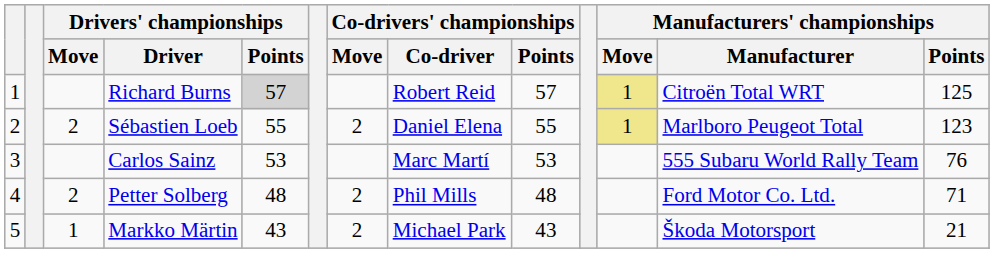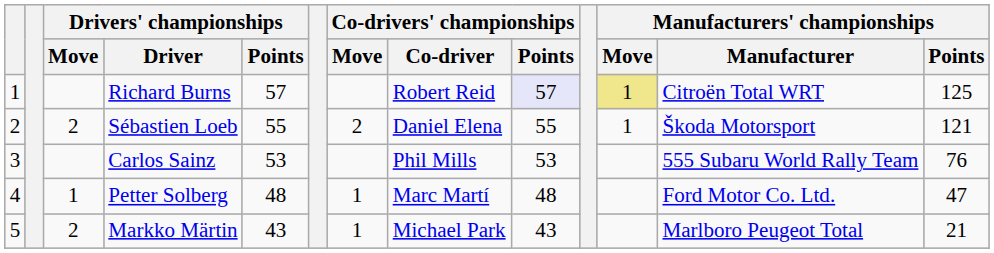(276, 91) lightgrey background -> (276, 91) no background
(546, 91) no background -> (546, 91) lavender background
(627, 125) khaki background -> (627, 125) no background
(763, 125) Marlboro Peugeot Total -> (739, 125) Škoda Motorsport
(956, 125) 123 -> (956, 125) 121
(441, 160) Marc Martí -> (435, 160) Phil Mills
(73, 195) 2 -> (73, 195) 1
(357, 195) 2 -> (357, 195) 1
(435, 195) Phil Mills -> (441, 195) Marc Martí
(956, 195) 71 -> (956, 195) 47
(73, 230) 1 -> (73, 230) 2
(357, 230) 2 -> (357, 230) 1
(739, 230) Škoda Motorsport -> (763, 230) Marlboro Peugeot Total
